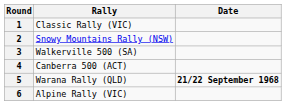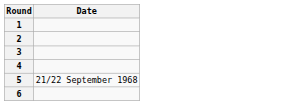- column: (104, 11)
(228, 80) bold -> (87, 80) normal
